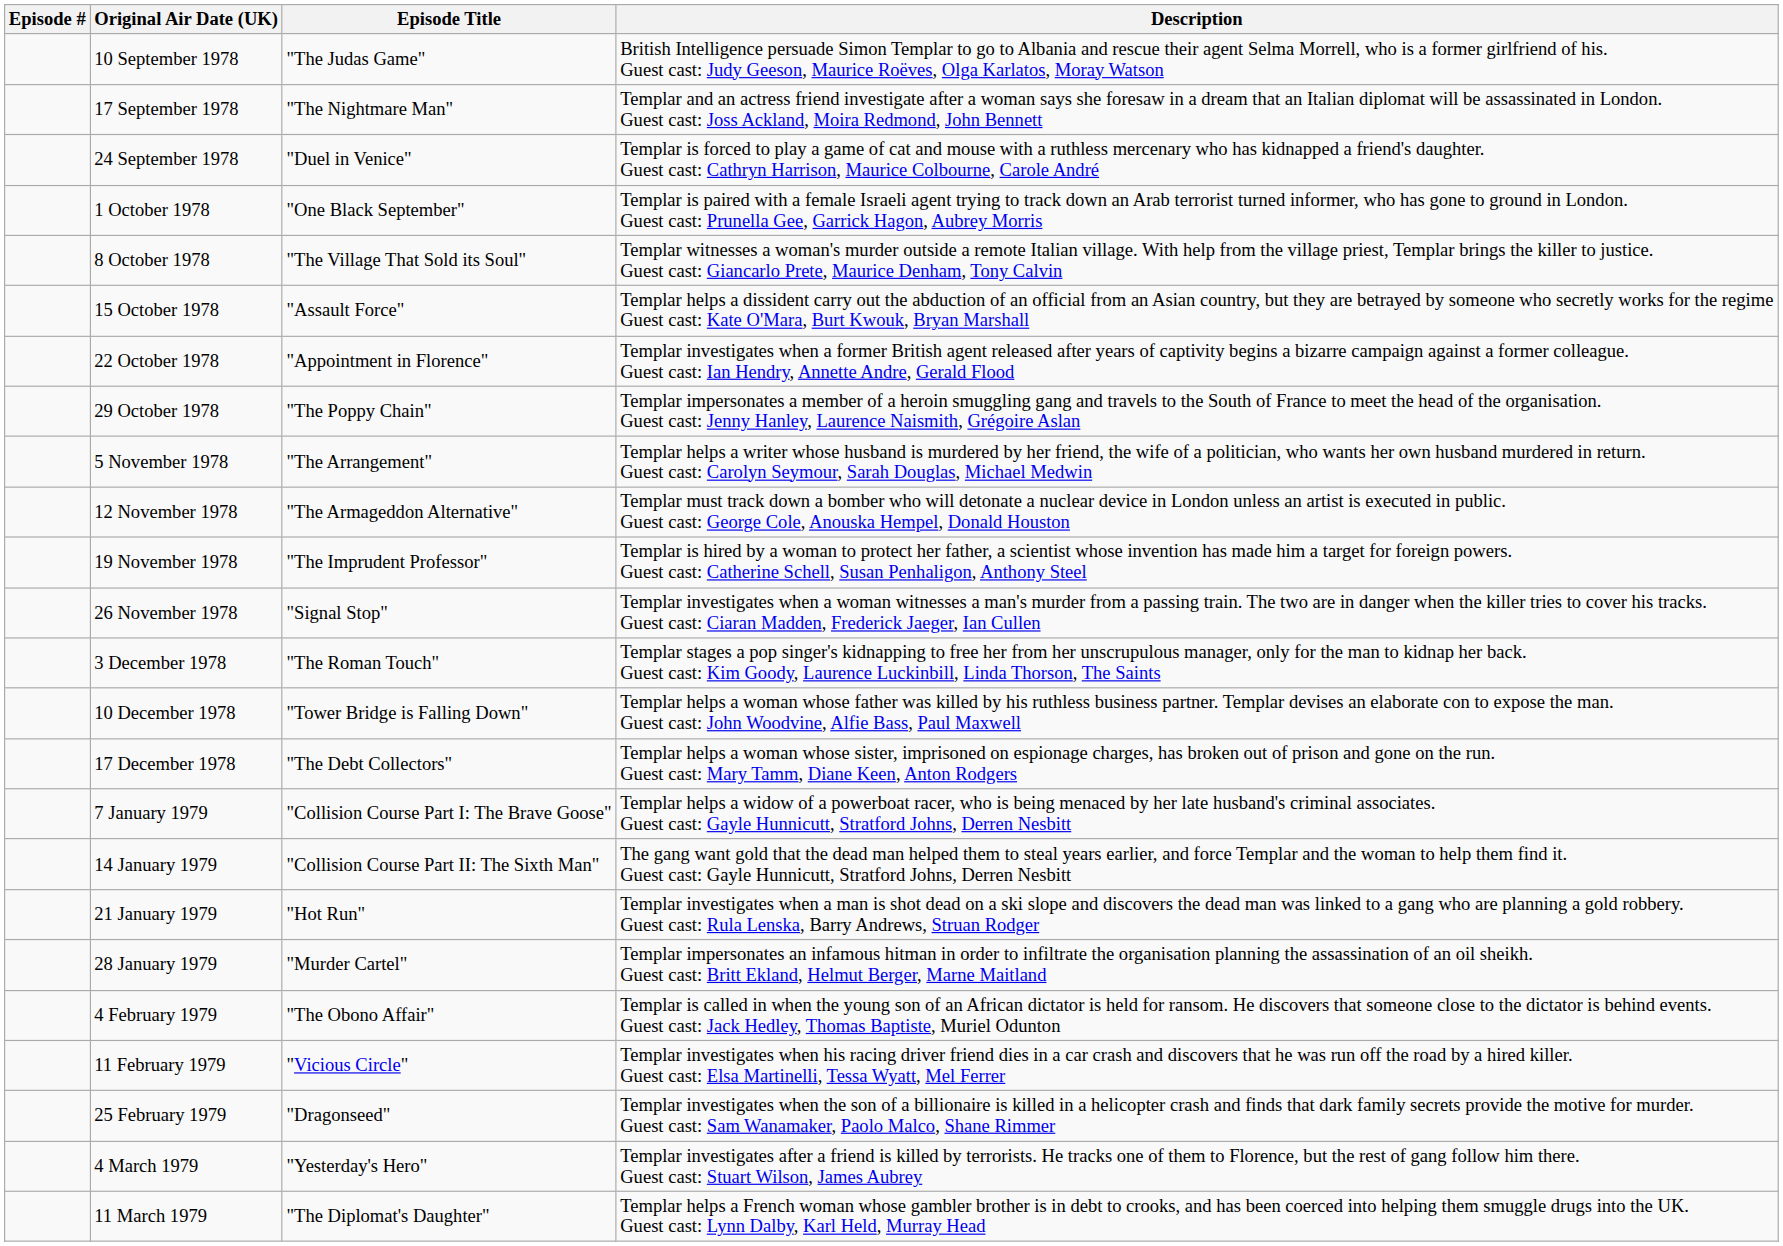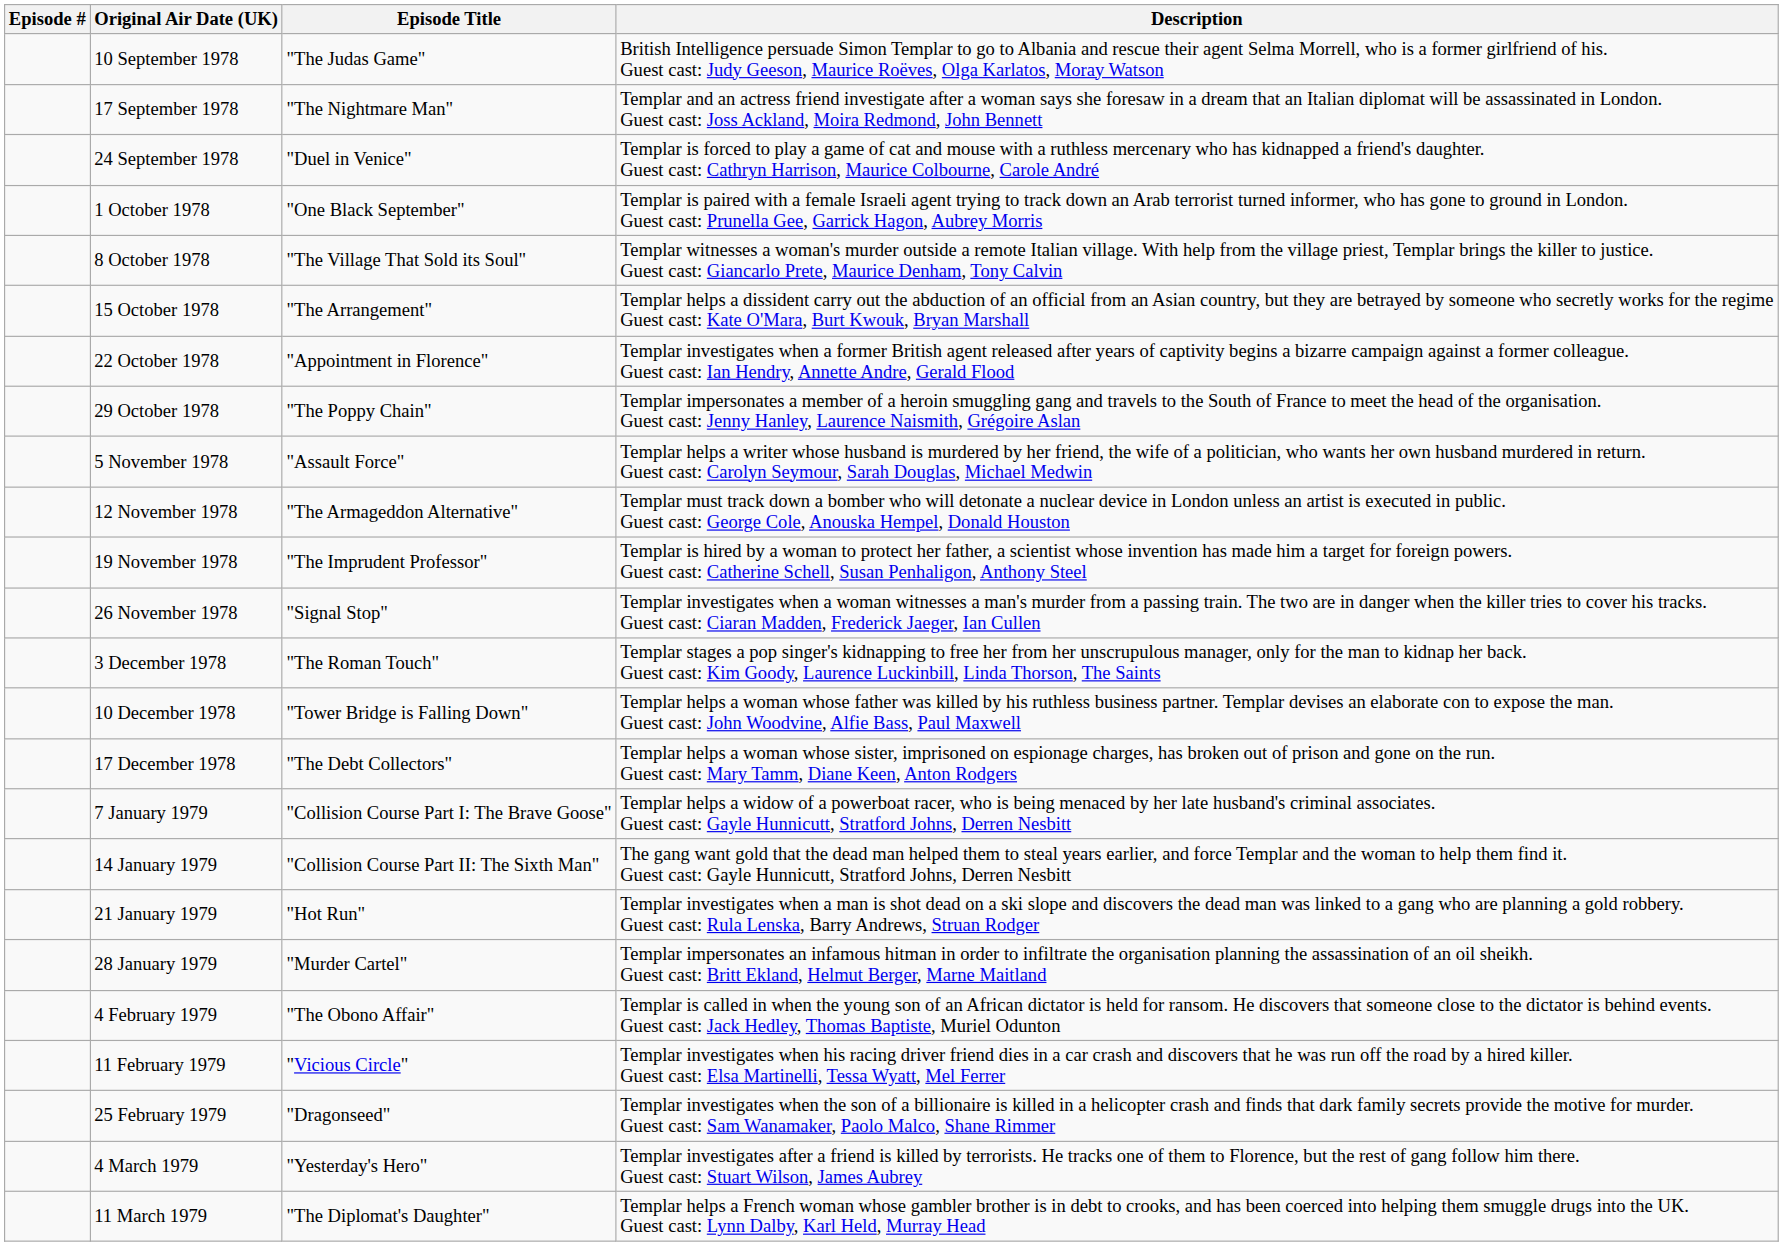(345, 310) "Assault Force" -> (359, 310) "The Arrangement"
(359, 461) "The Arrangement" -> (345, 461) "Assault Force"
